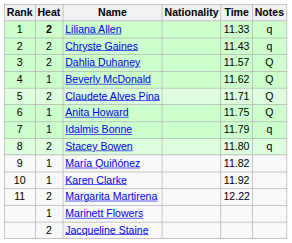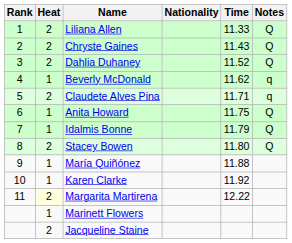(49, 29) bold -> (49, 29) normal
(269, 29) q -> (269, 29) Q
(269, 46) q -> (269, 46) Q
(237, 63) 11.57 -> (237, 63) 11.52
(269, 79) Q -> (269, 79) q
(269, 96) Q -> (269, 96) q
(269, 130) q -> (269, 130) Q
(269, 146) q -> (269, 146) Q
(237, 163) 11.82 -> (237, 163) 11.88
(49, 197) no background -> (49, 197) lightyellow background
